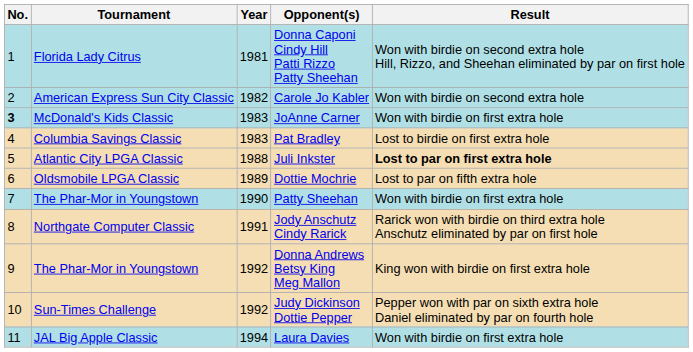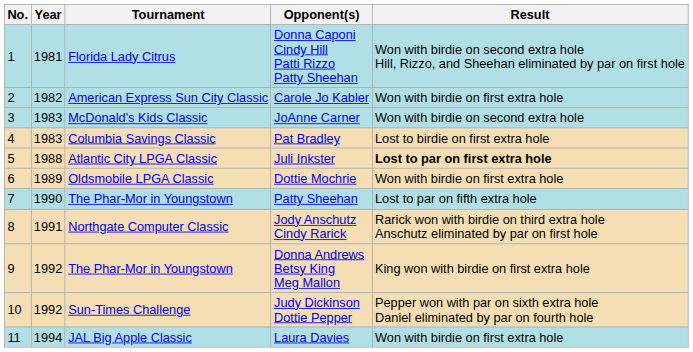columns swapped: (254, 15) <-> (134, 15)
(480, 98) Won with birdie on second extra hole -> (469, 98) Won with birdie on first extra hole
(11, 118) bold -> (11, 118) normal
(469, 118) Won with birdie on first extra hole -> (480, 118) Won with birdie on second extra hole
(456, 179) Lost to par on fifth extra hole -> (469, 179) Won with birdie on first extra hole
(469, 199) Won with birdie on first extra hole -> (456, 199) Lost to par on fifth extra hole
